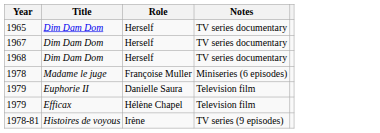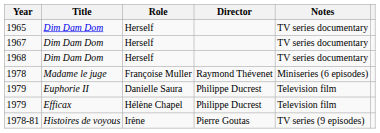+ column: (234, 12)
